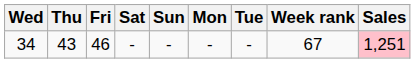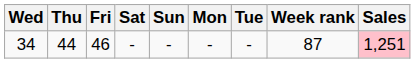(67, 44) 43 -> (67, 44) 44
(313, 44) 67 -> (313, 44) 87
